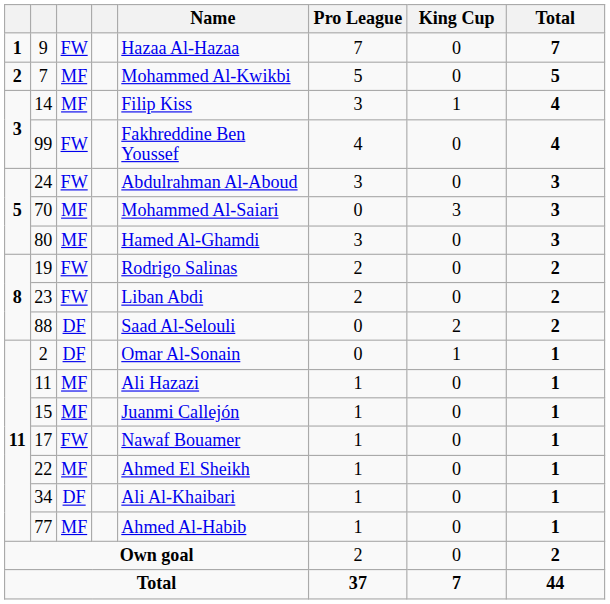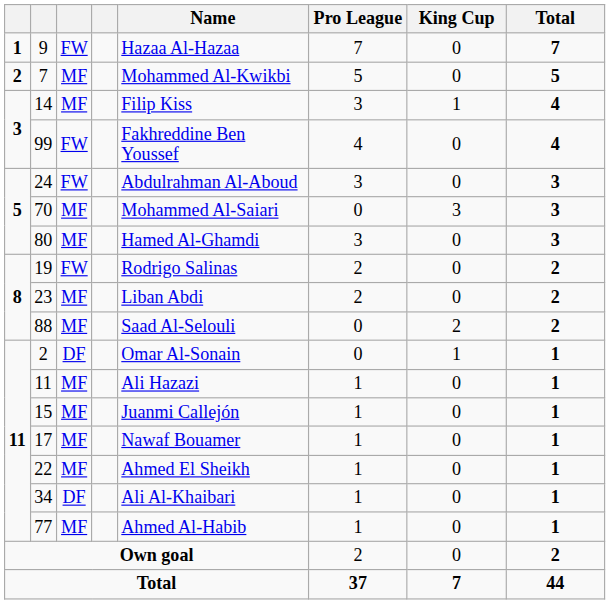(74, 297) FW -> (74, 297) MF
(74, 325) DF -> (74, 325) MF
(74, 440) FW -> (74, 440) MF
